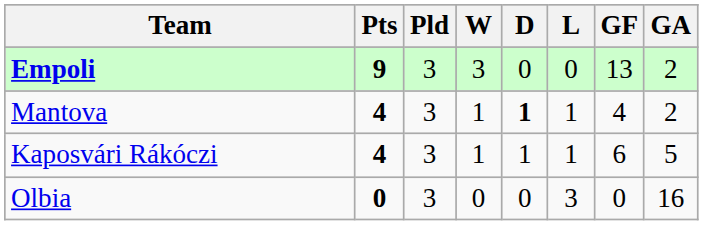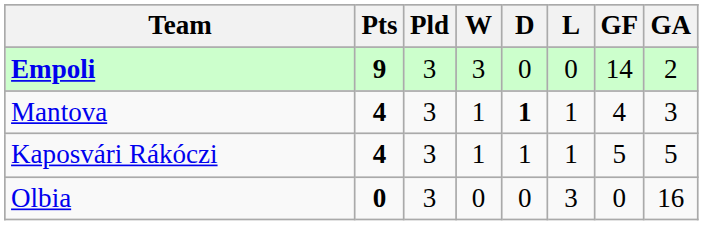(619, 68) 13 -> (619, 68) 14
(671, 111) 2 -> (671, 111) 3
(619, 154) 6 -> (619, 154) 5
